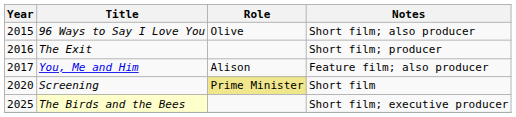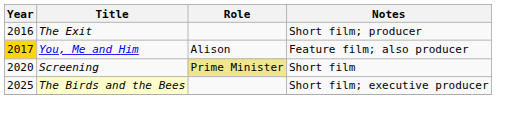- row: (122, 31)
(20, 67) no background -> (20, 49) gold background
